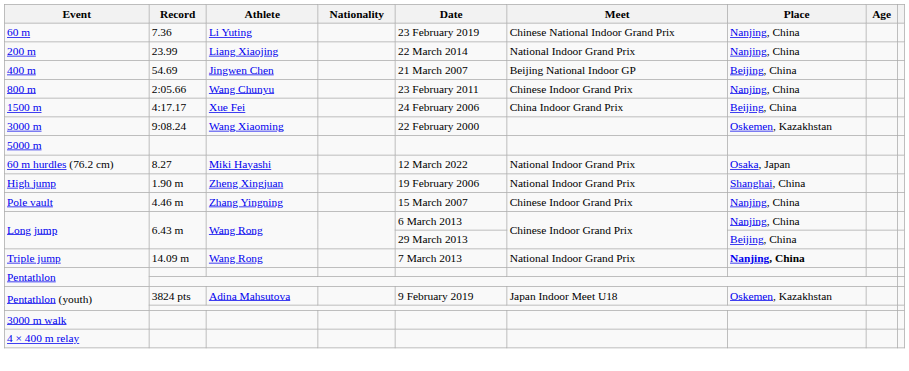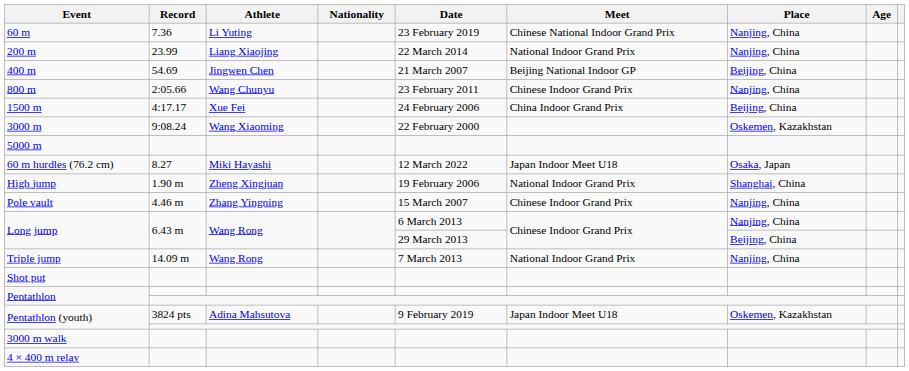(572, 164) National Indoor Grand Prix -> (564, 164) Japan Indoor Meet U18
(767, 258) bold -> (765, 258) normal
+ row: (26, 277)
